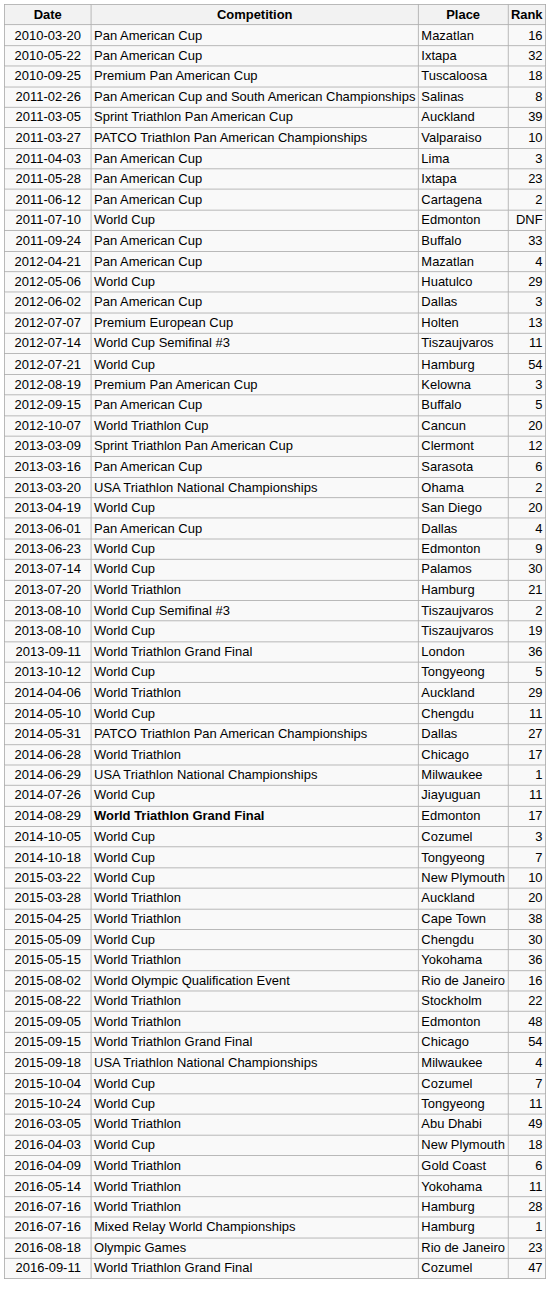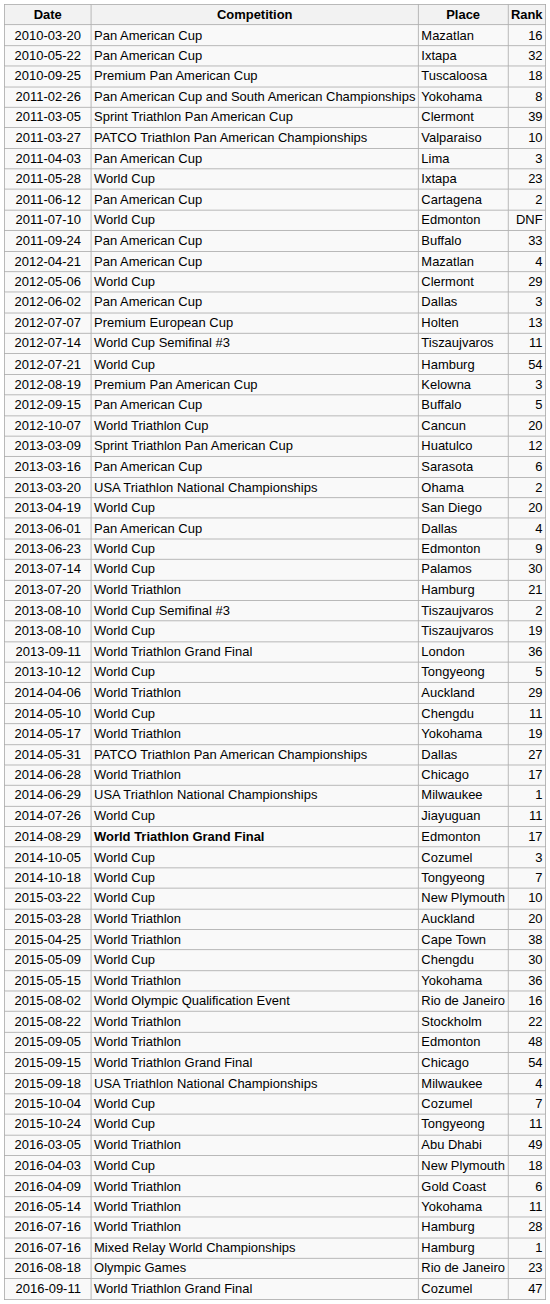(443, 96) Salinas -> (452, 96) Yokohama
(448, 117) Auckland -> (448, 117) Clermont
(148, 179) Pan American Cup -> (125, 179) World Cup
(447, 281) Huatulco -> (448, 281) Clermont
(448, 446) Clermont -> (447, 446) Huatulco
+ row: (48, 734)
